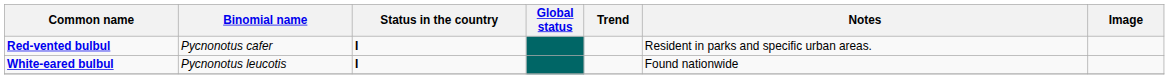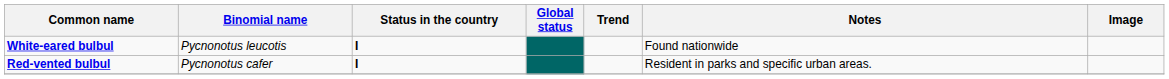rows swapped: (59, 45) <-> (60, 64)
